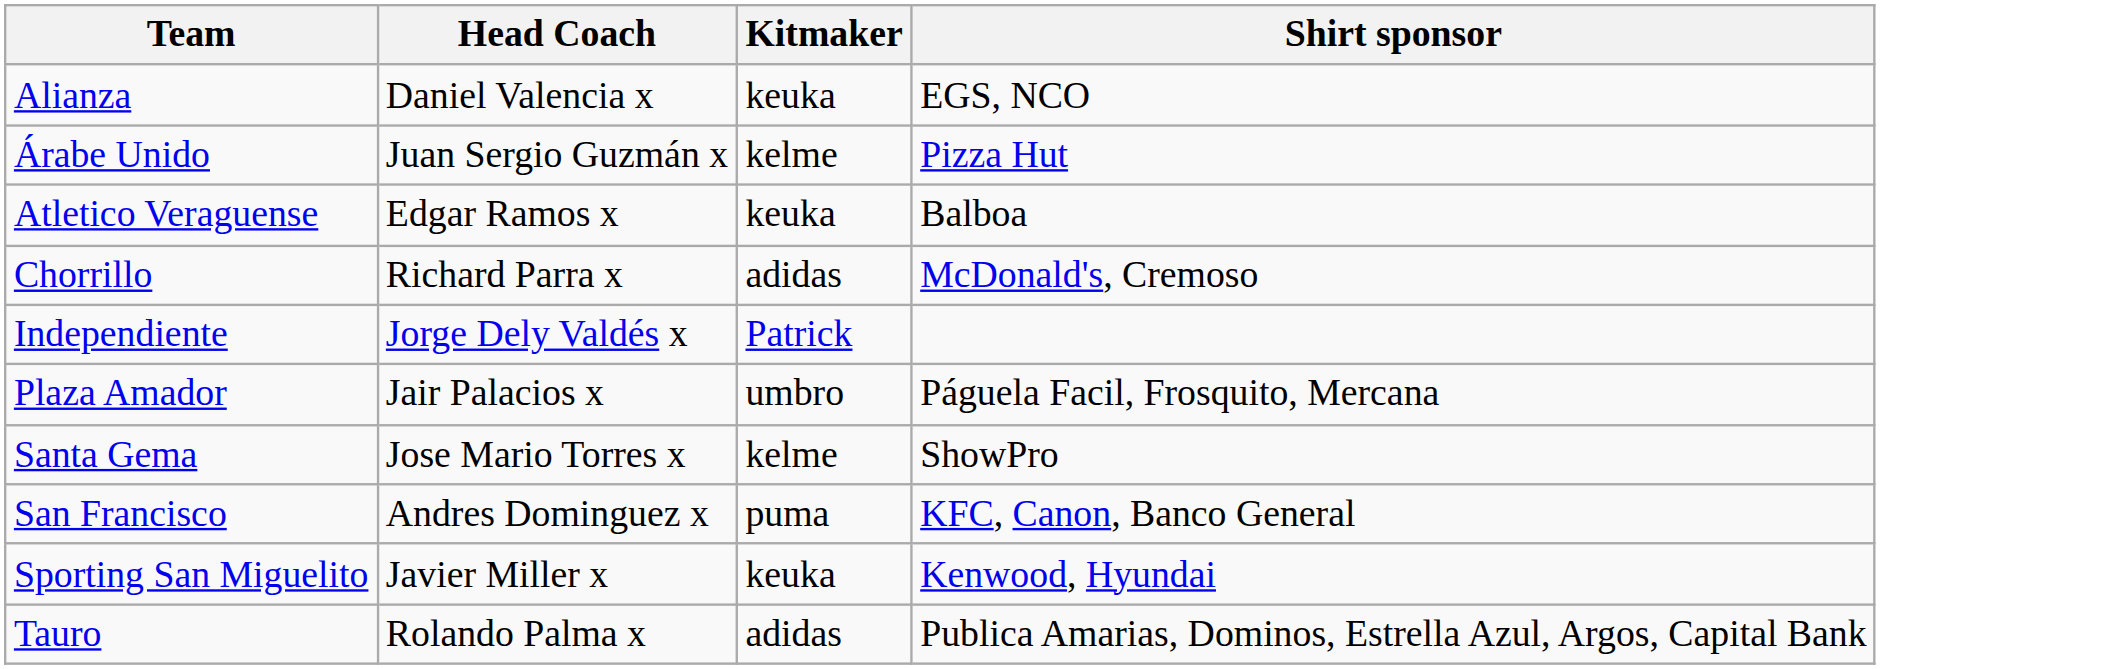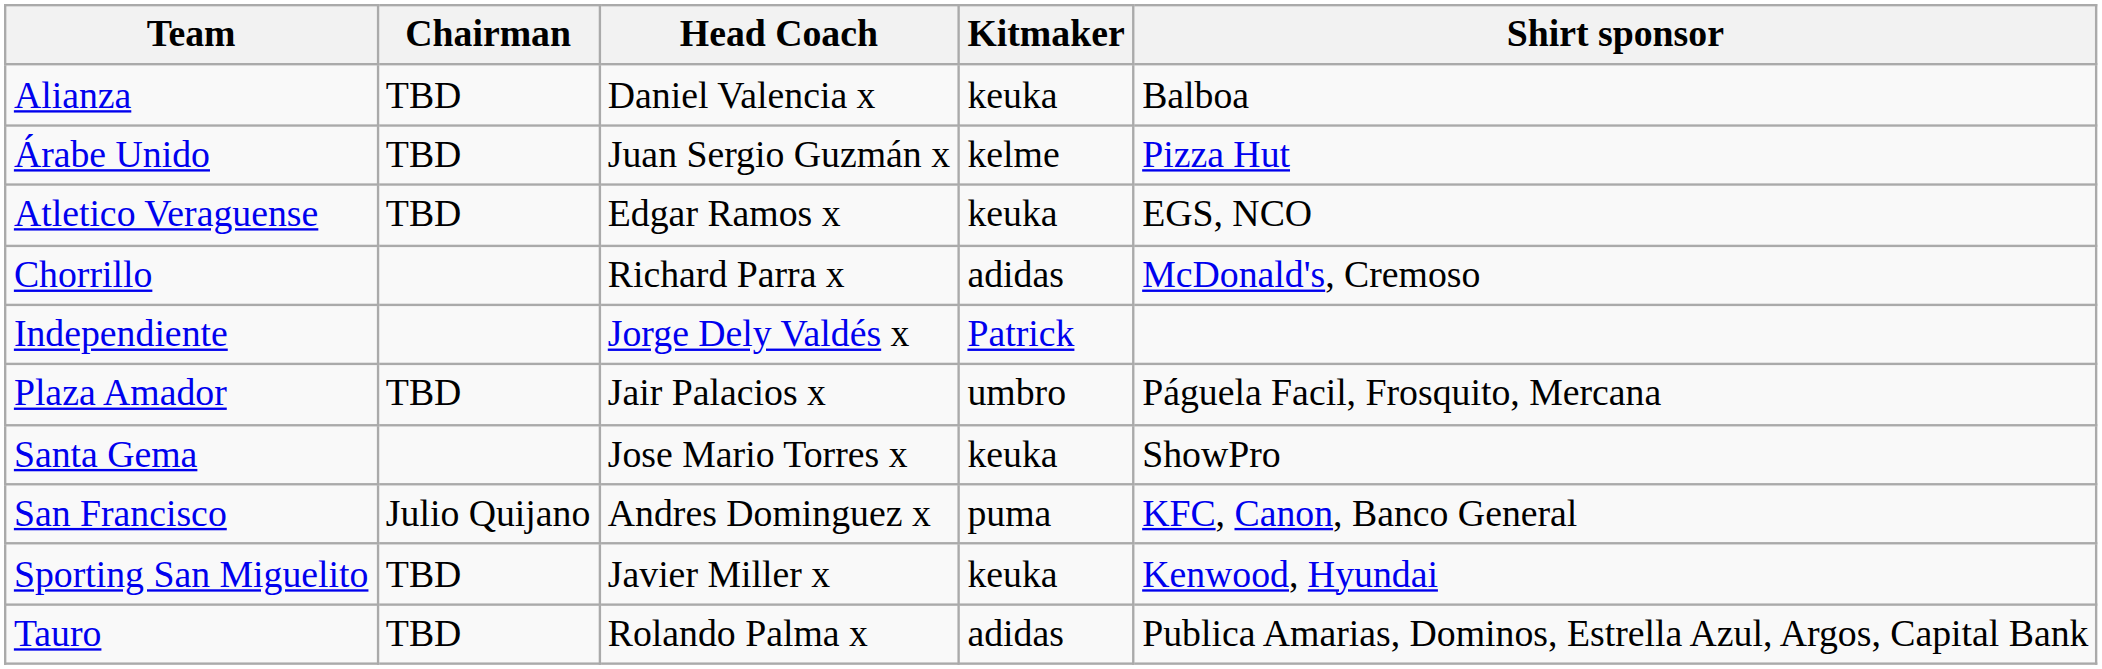+ column: (488, 34)
(1005, 94) EGS, NCO -> (1196, 94) Balboa
(974, 214) Balboa -> (1227, 214) EGS, NCO
(792, 453) kelme -> (1013, 453) keuka
